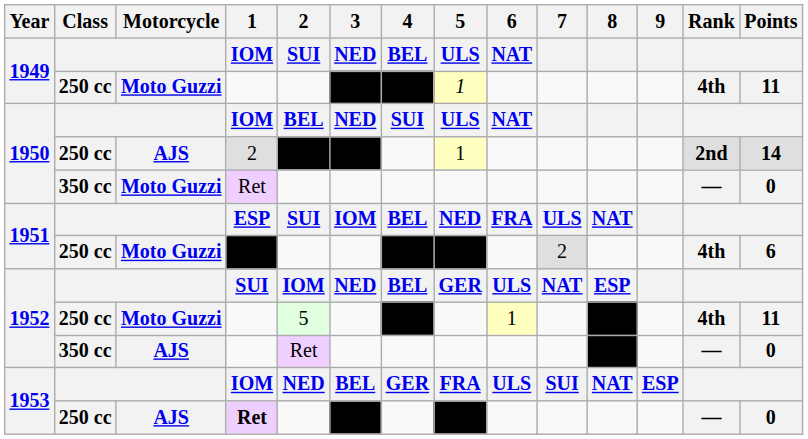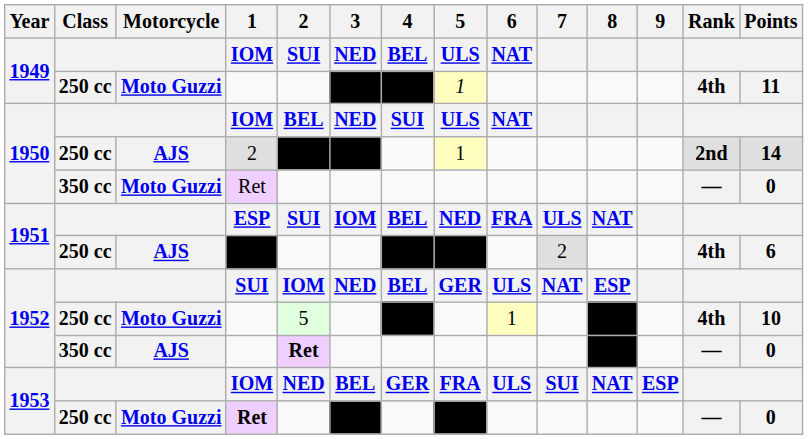(171, 252) Moto Guzzi -> (171, 252) AJS
(771, 318) 11 -> (771, 318) 10
(304, 351) normal -> (304, 351) bold
(171, 417) AJS -> (171, 417) Moto Guzzi
